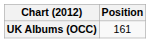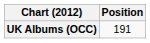(122, 29) 161 -> (122, 29) 191
